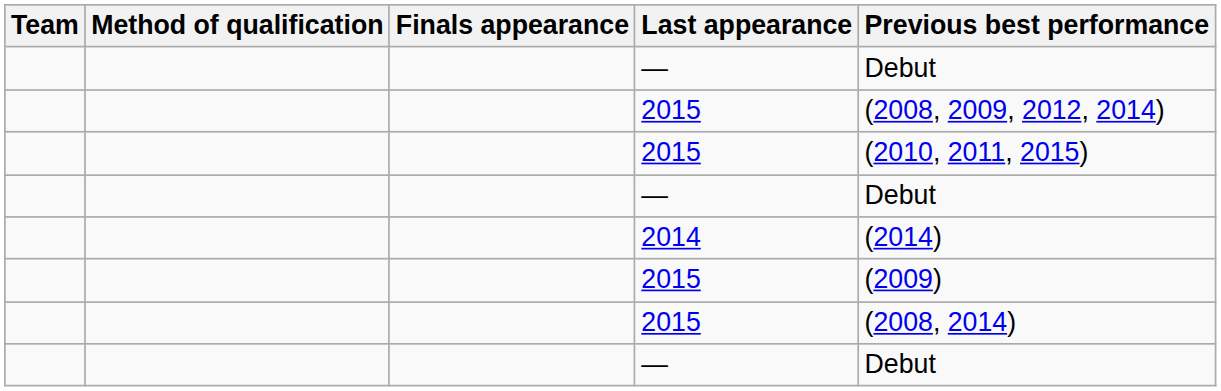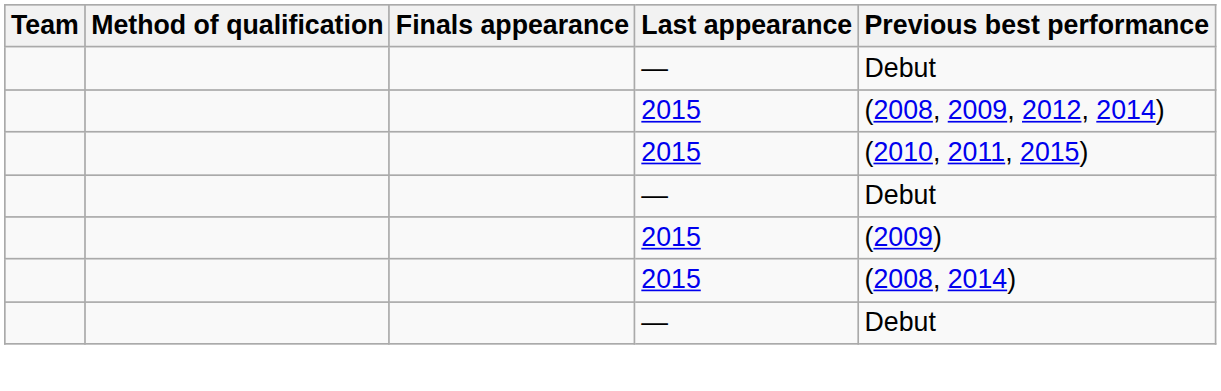- row: (45, 238)
